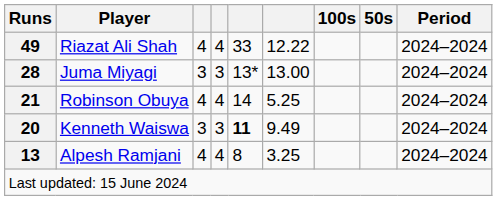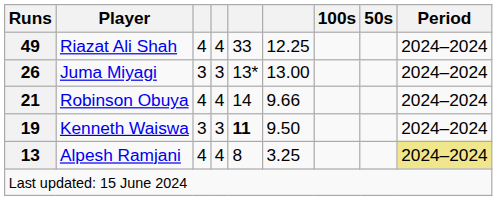(288, 46) 12.22 -> (288, 46) 12.25
(30, 73) 28 -> (30, 73) 26
(283, 101) 5.25 -> (283, 101) 9.66
(30, 128) 20 -> (30, 128) 19
(283, 128) 9.49 -> (283, 128) 9.50
(444, 155) no background -> (444, 155) khaki background
